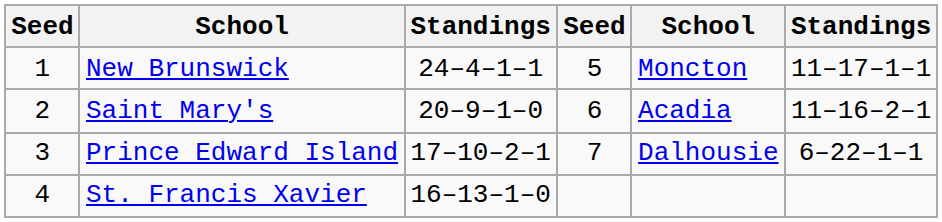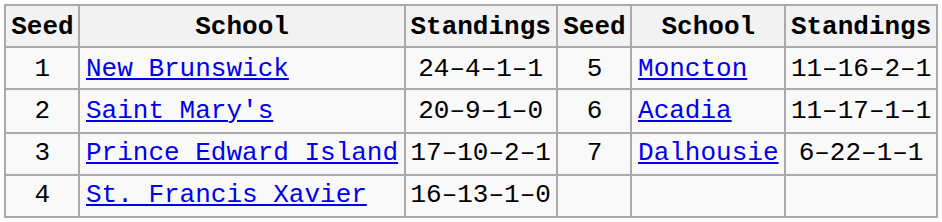(861, 69) 11–17–1–1 -> (861, 69) 11–16–2–1
(861, 111) 11–16–2–1 -> (861, 111) 11–17–1–1
